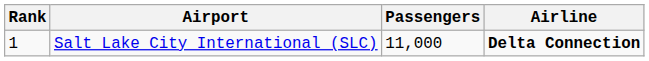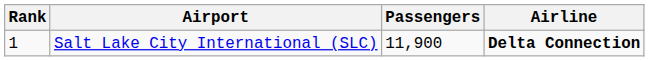(414, 43) 11,000 -> (414, 43) 11,900
